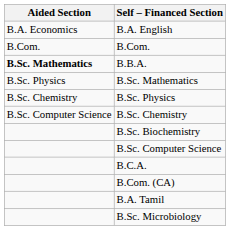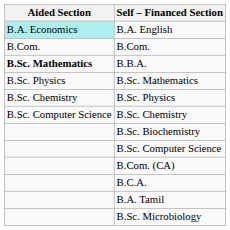(42, 30) no background -> (42, 30) paleturquoise background
rows swapped: (132, 166) <-> (146, 183)
